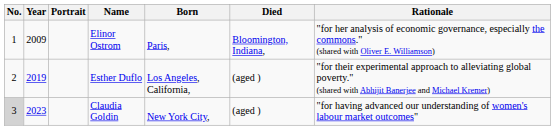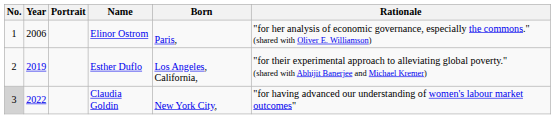- column: (272, 12)
(36, 39) 2009 -> (36, 34) 2006
(36, 111) 2023 -> (36, 100) 2022
